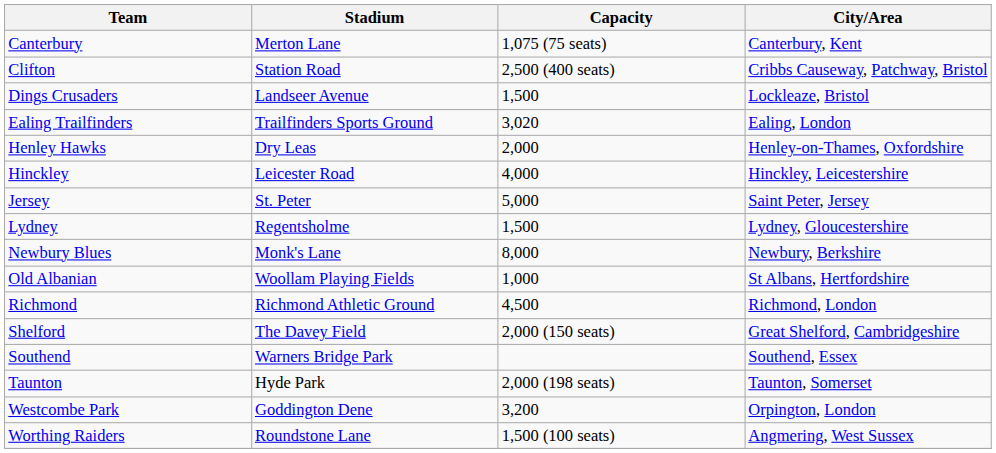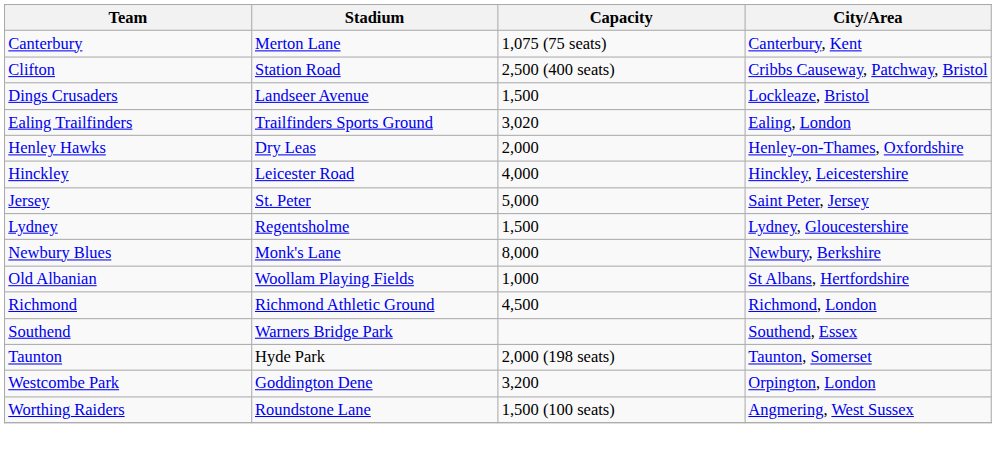- row: (37, 331)
